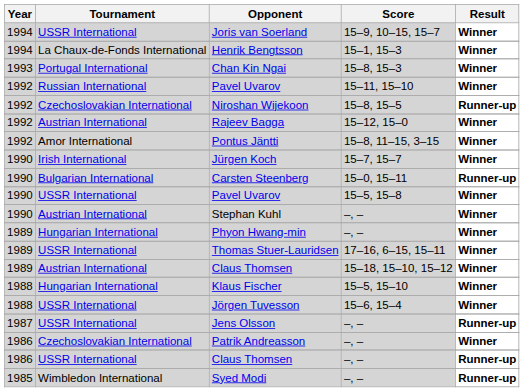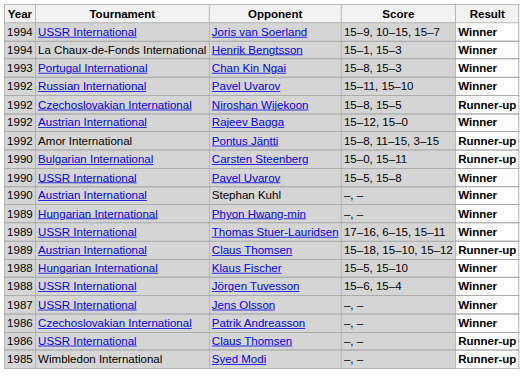(478, 141) Winner -> (487, 141) Runner-up
- row: (244, 159)
(478, 269) Winner -> (487, 250) Runner-up
(487, 323) Runner-up -> (478, 305) Winner
